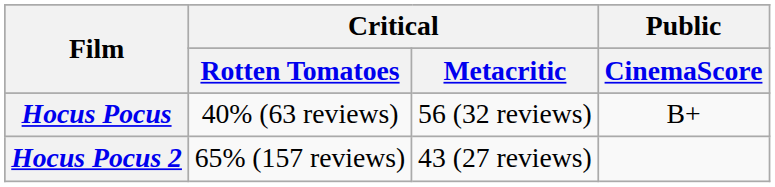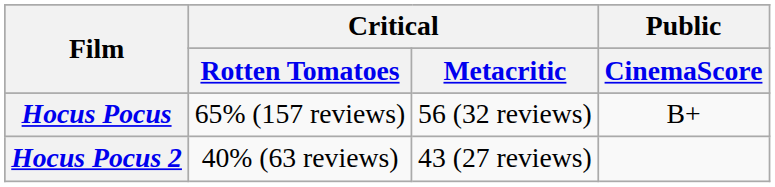(300, 114) 40% (63 reviews) -> (300, 114) 65% (157 reviews)
(300, 158) 65% (157 reviews) -> (300, 158) 40% (63 reviews)
